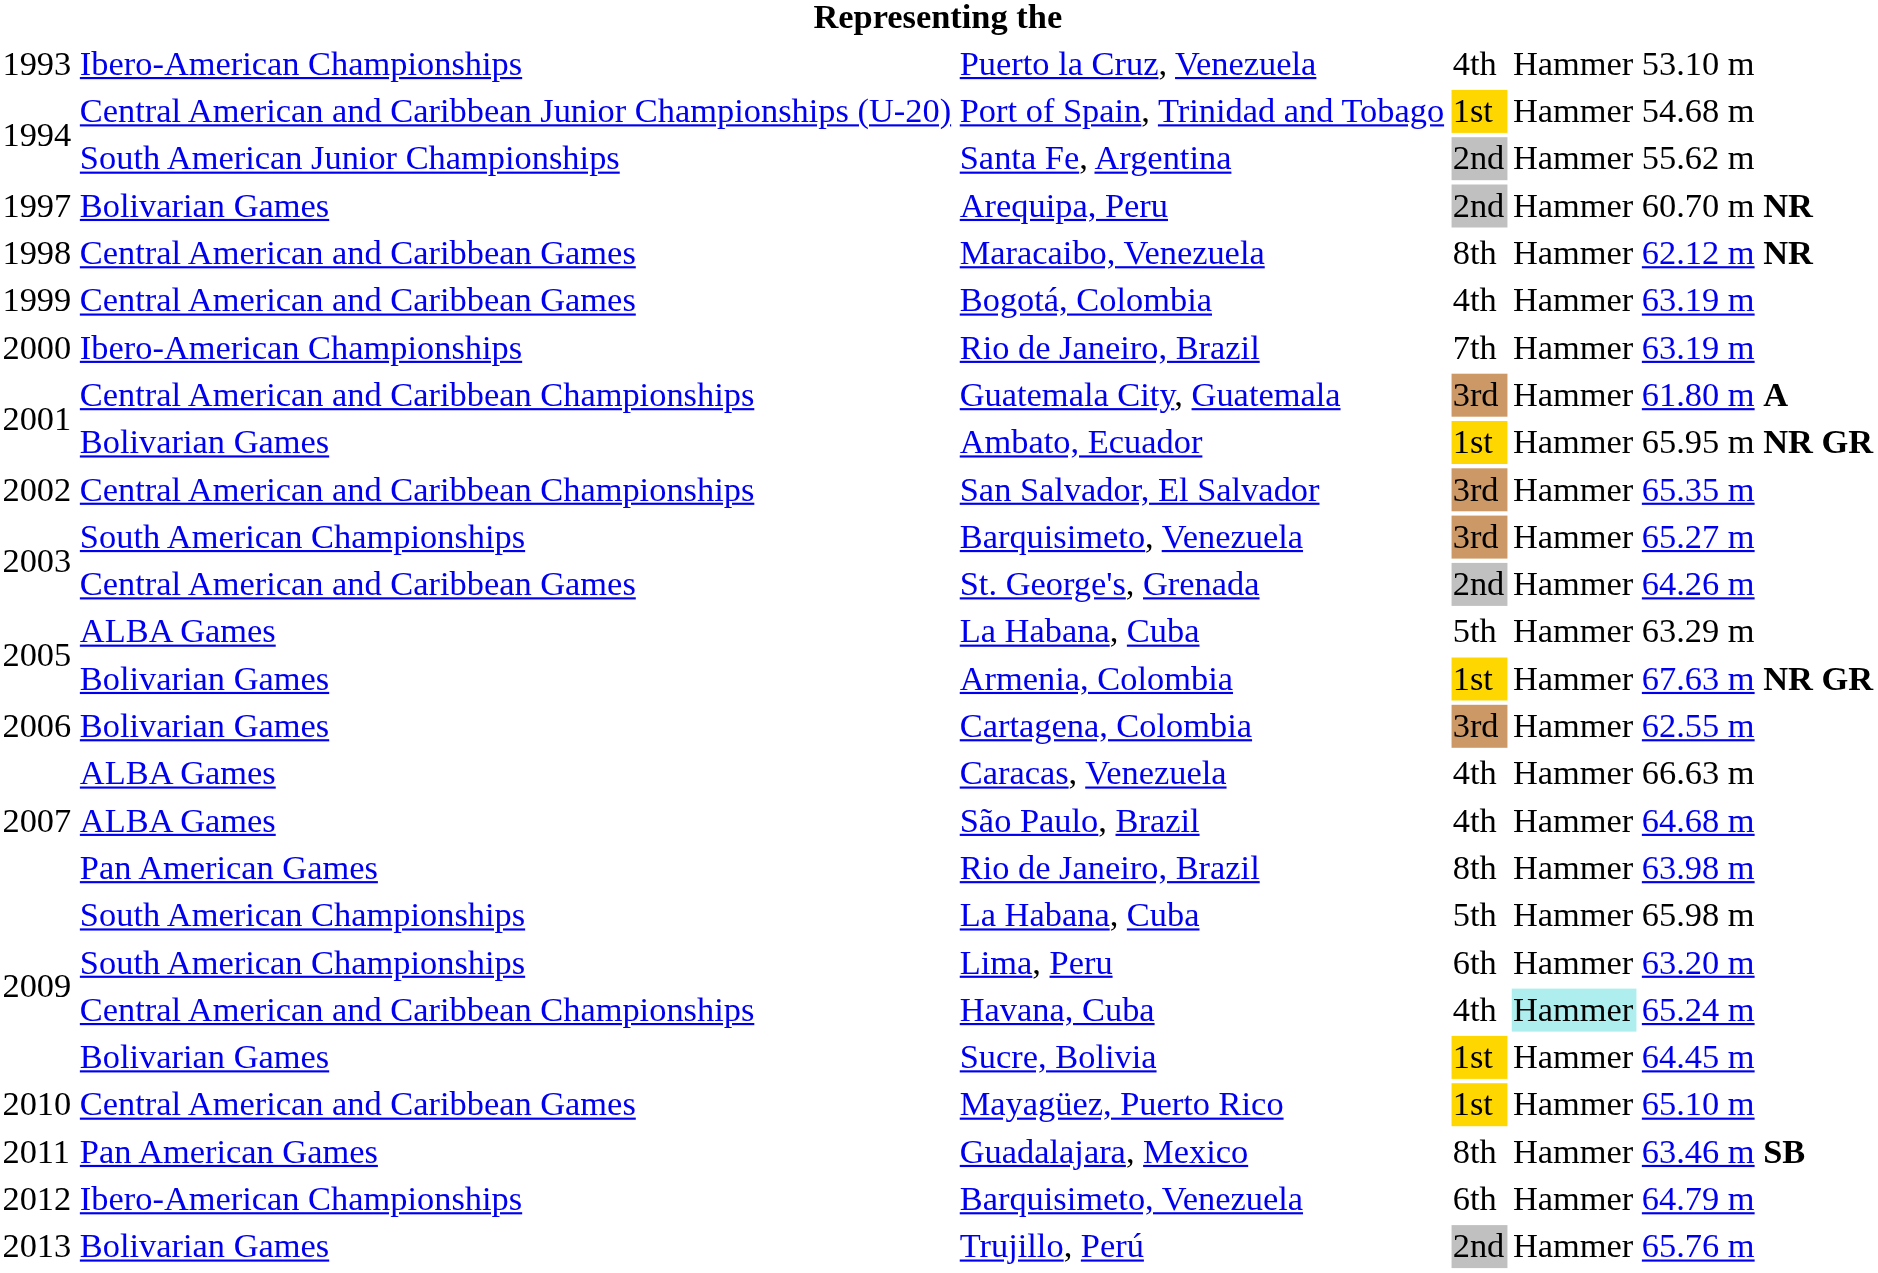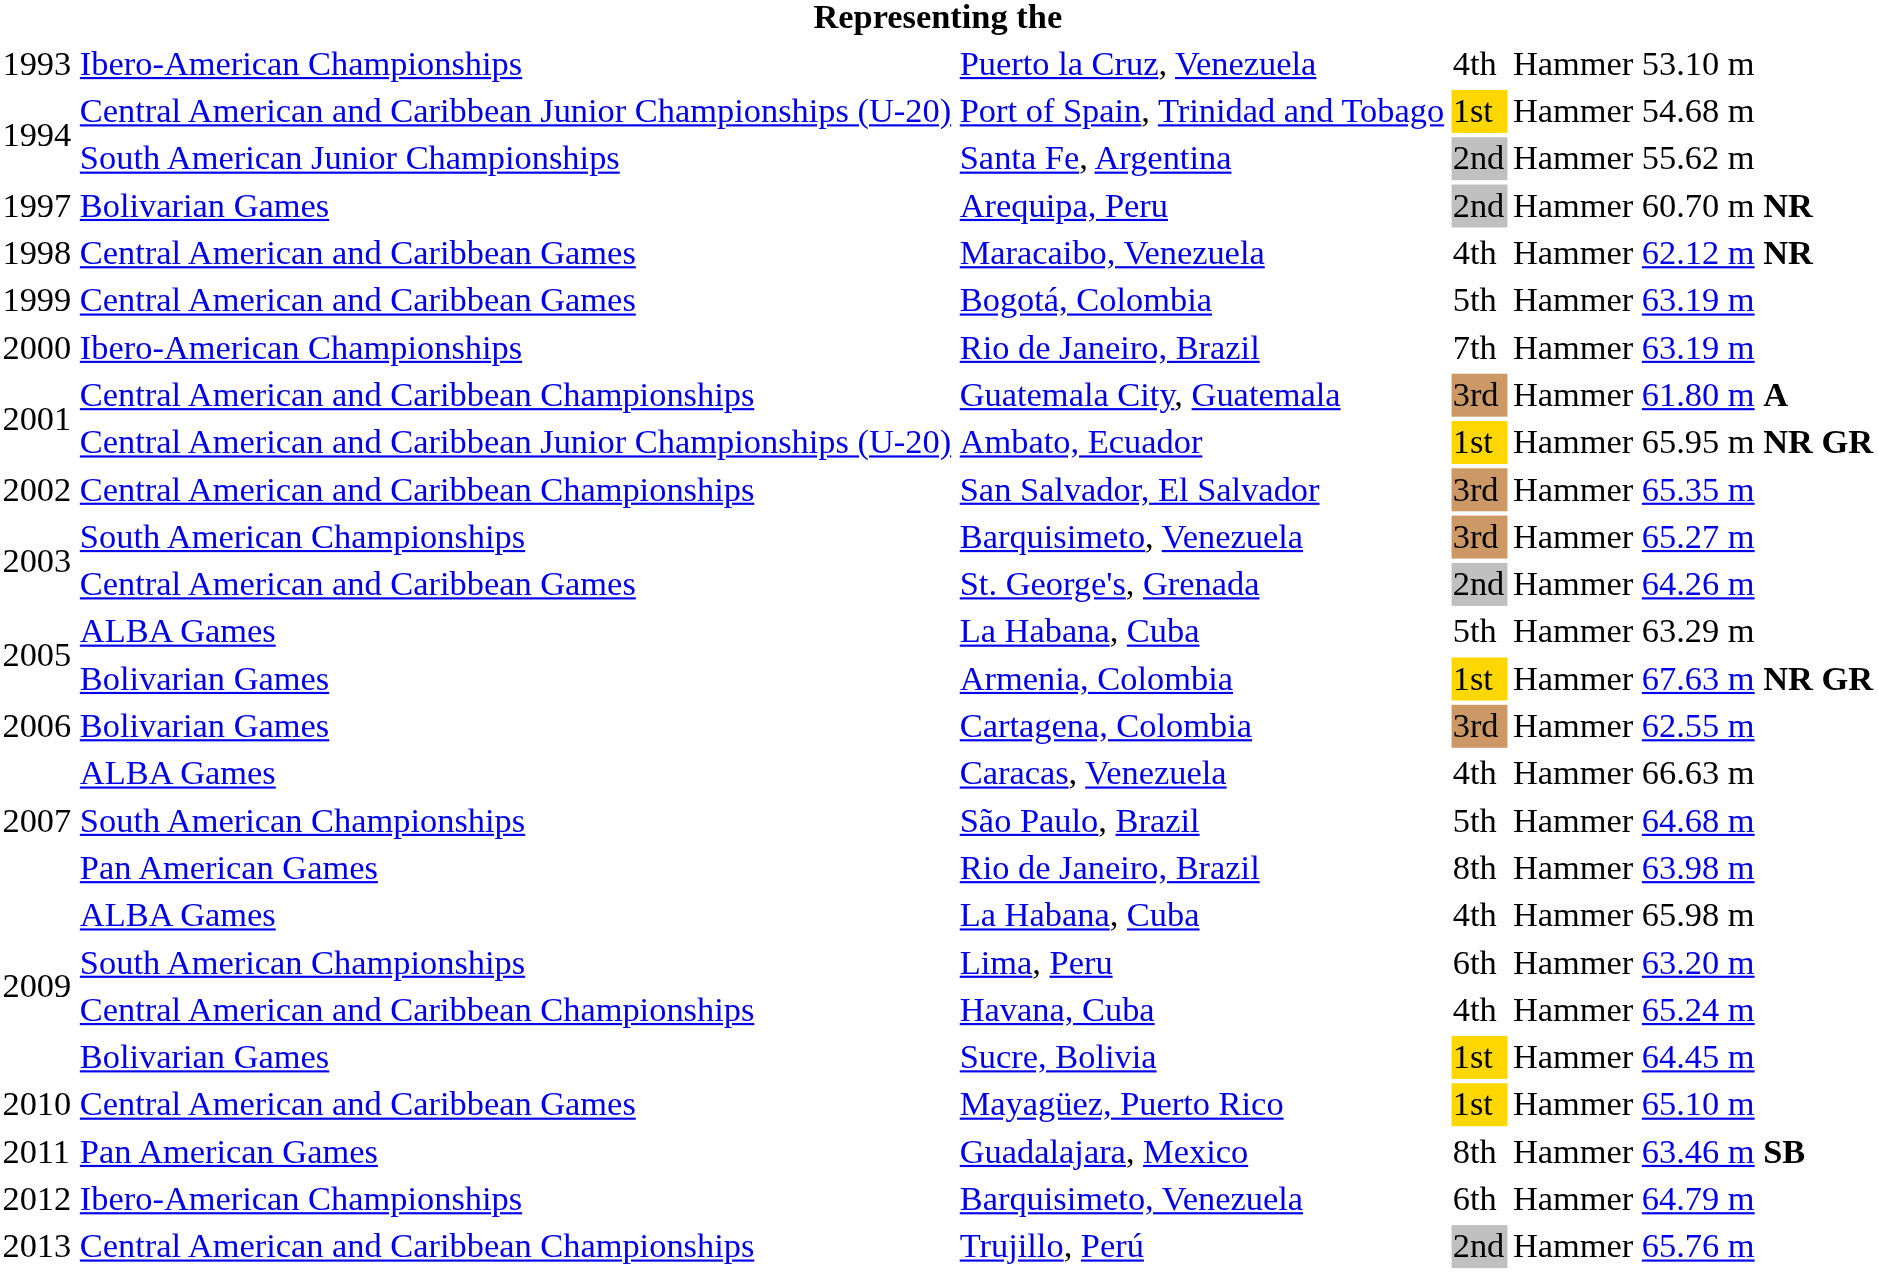(1475, 252) 8th -> (1475, 252) 4th
(1475, 300) 4th -> (1475, 300) 5th
(205, 441) Bolivarian Games -> (515, 441) Central American and Caribbean Junior Championships (U-20)
(178, 820) ALBA Games -> (302, 820) South American Championships
(1475, 820) 4th -> (1475, 820) 5th
(302, 914) South American Championships -> (178, 914) ALBA Games
(1475, 914) 5th -> (1475, 914) 4th
(1573, 1009) paleturquoise background -> (1573, 1009) no background
(205, 1246) Bolivarian Games -> (417, 1246) Central American and Caribbean Championships
